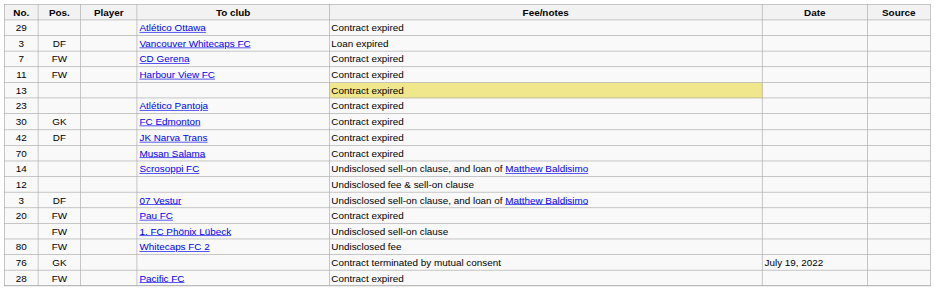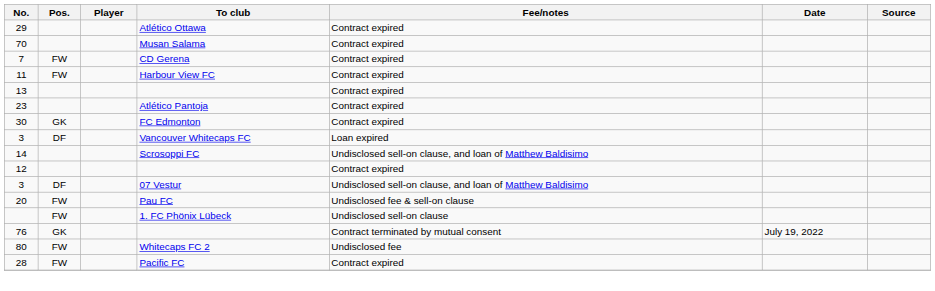rows swapped: (21, 44) <-> (21, 153)
(368, 91) khaki background -> (368, 91) no background
- row: (21, 137)
(403, 184) Undisclosed fee & sell-on clause -> (368, 169) Contract expired
(368, 216) Contract expired -> (403, 200) Undisclosed fee & sell-on clause
rows swapped: (21, 263) <-> (21, 247)
